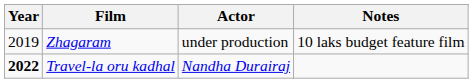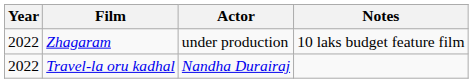(24, 41) 2019 -> (24, 41) 2022
(24, 66) bold -> (24, 66) normal
